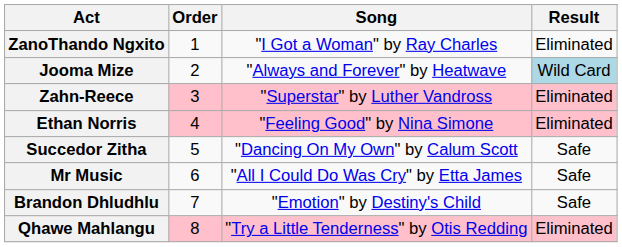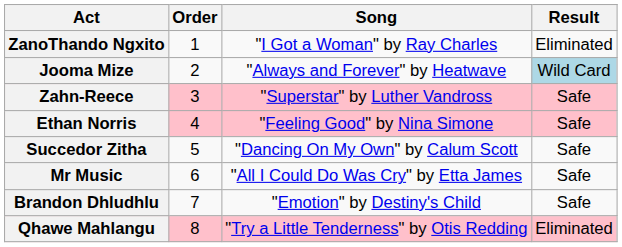(574, 96) Eliminated -> (574, 96) Safe
(574, 123) Eliminated -> (574, 123) Safe
